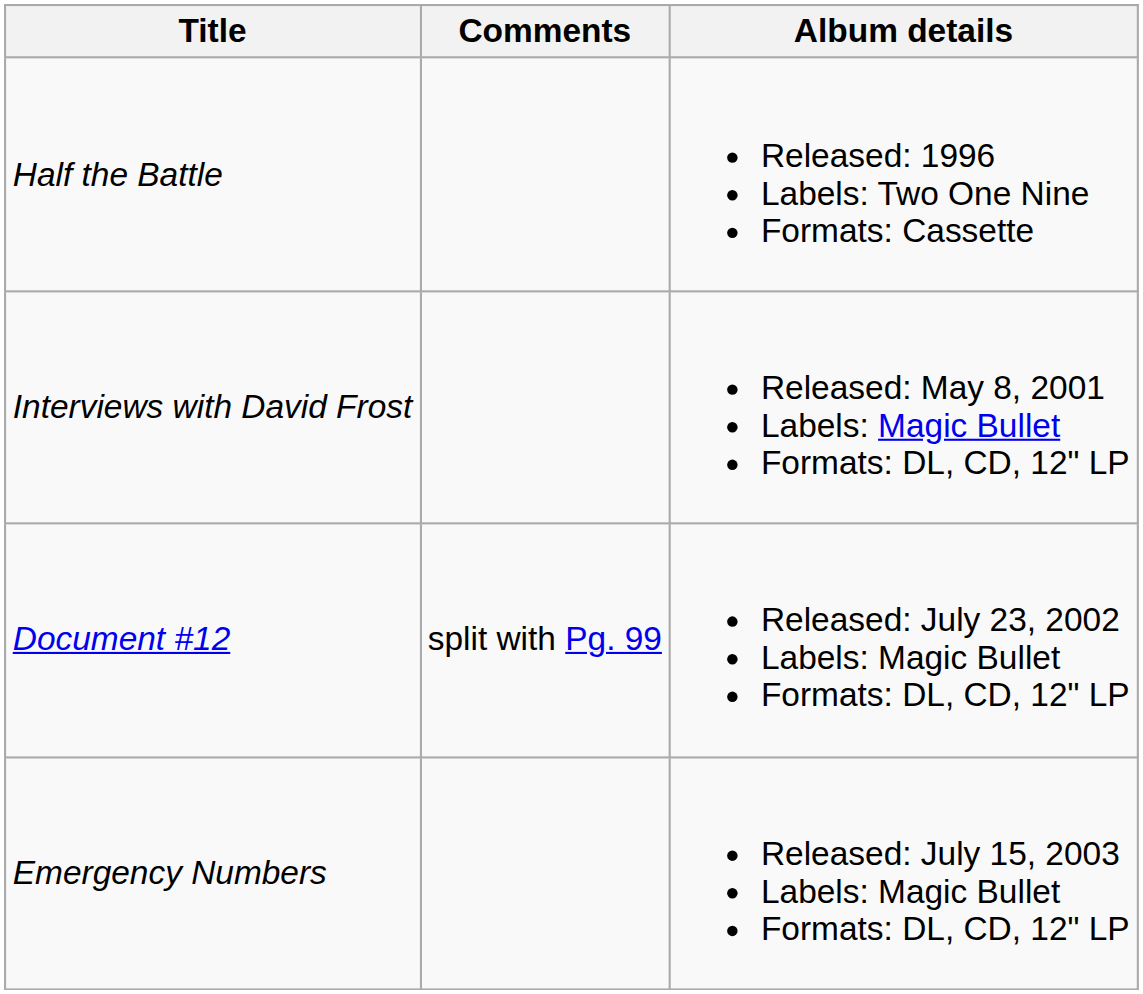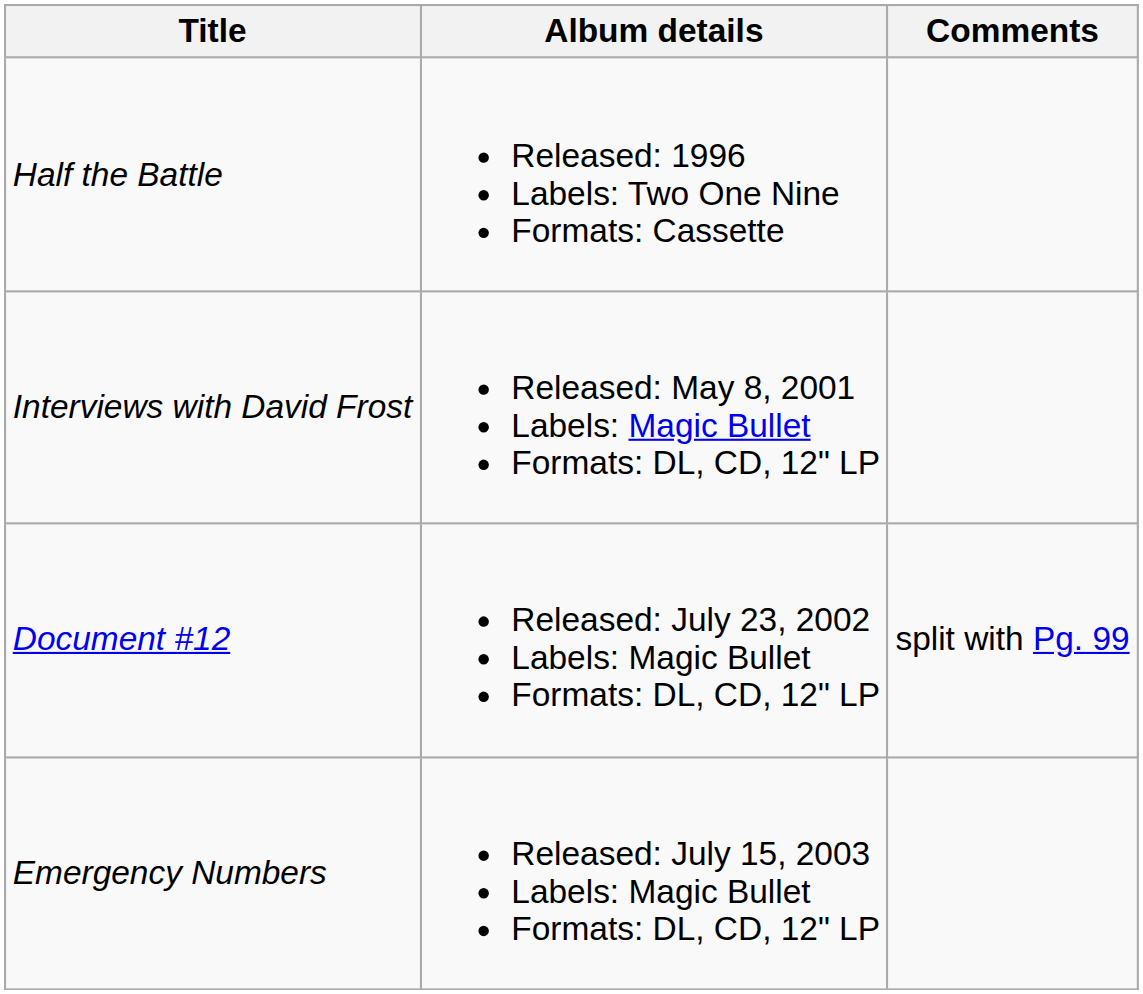columns swapped: (903, 31) <-> (545, 31)
